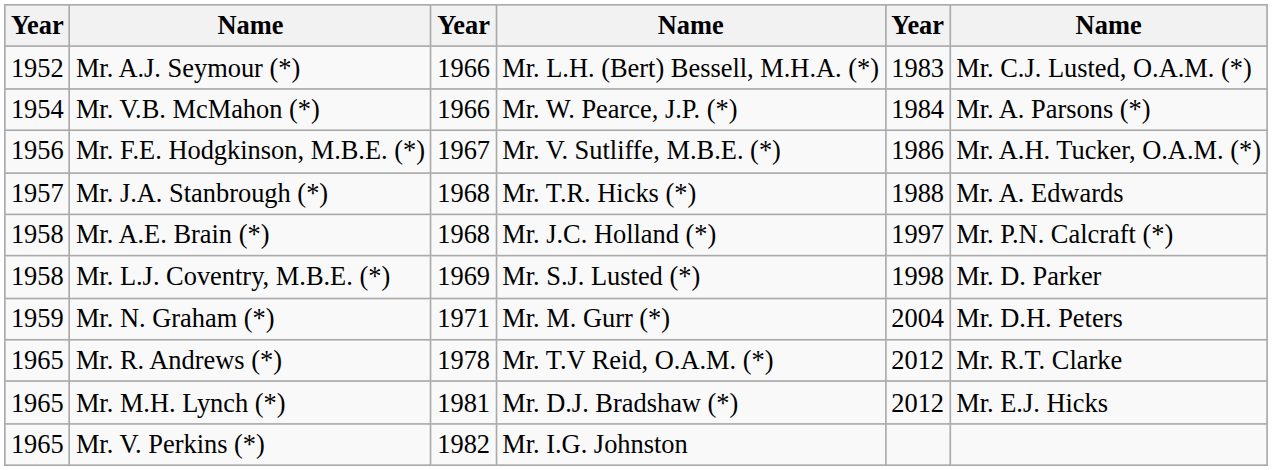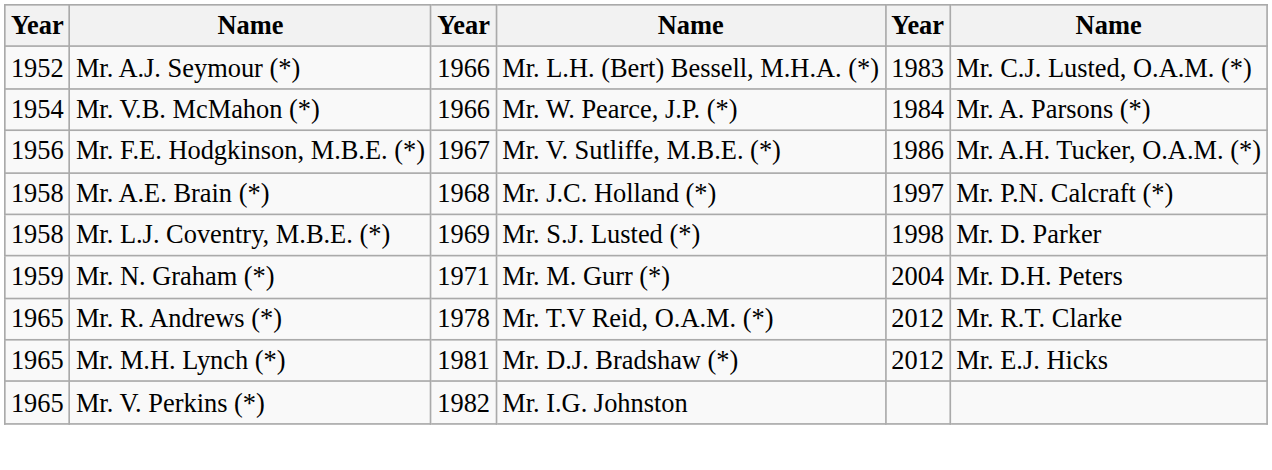- row: (202, 192)
